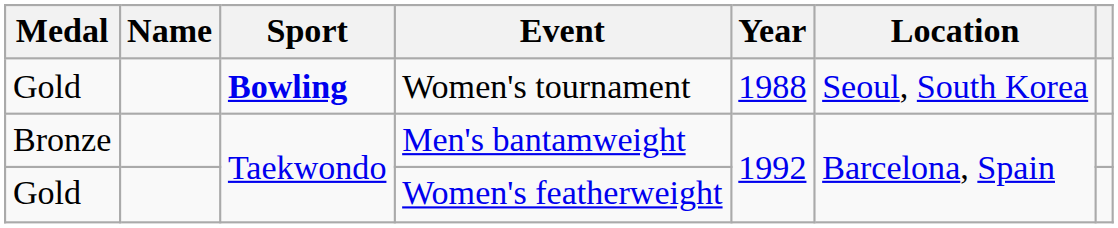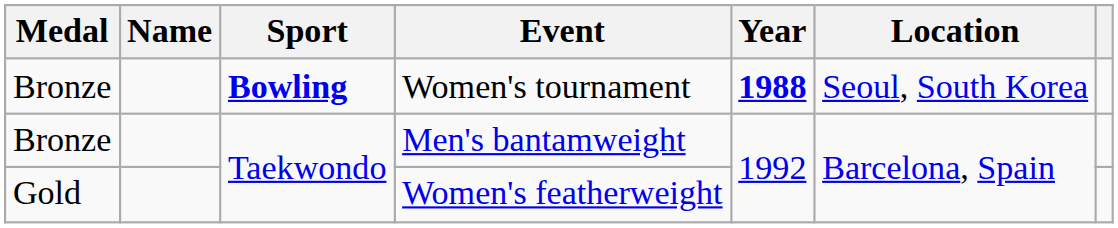(47, 85) Gold -> (62, 85) Bronze
(772, 85) normal -> (772, 85) bold
